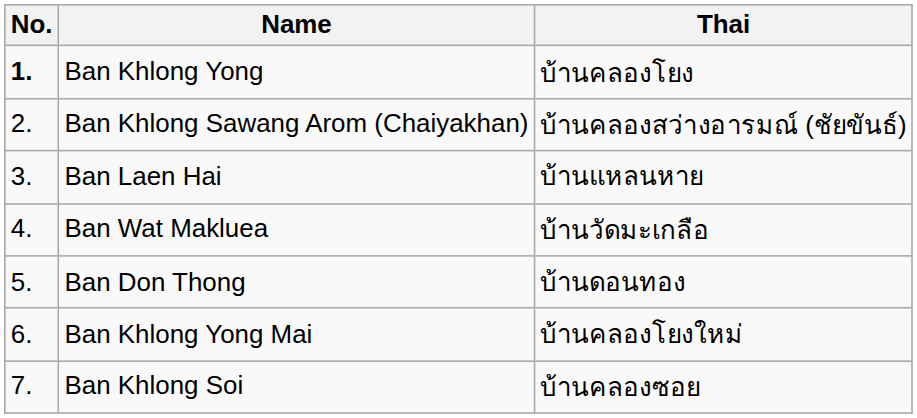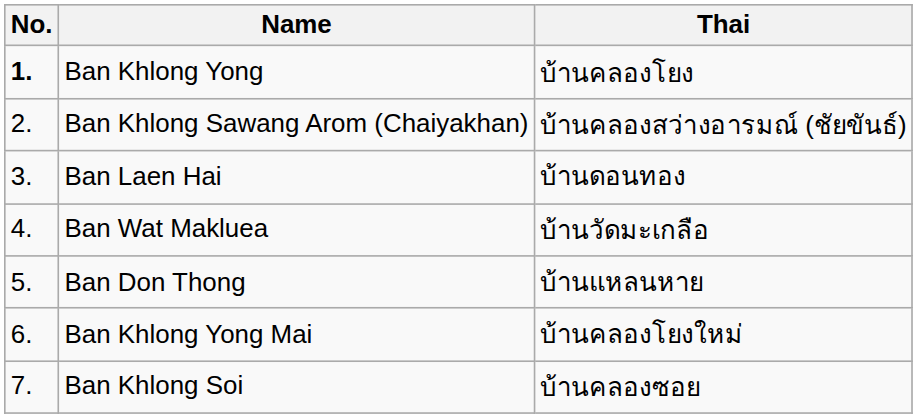(622, 177) บ้านแหลนหาย -> (613, 177) บ้านดอนทอง
(613, 282) บ้านดอนทอง -> (622, 282) บ้านแหลนหาย
